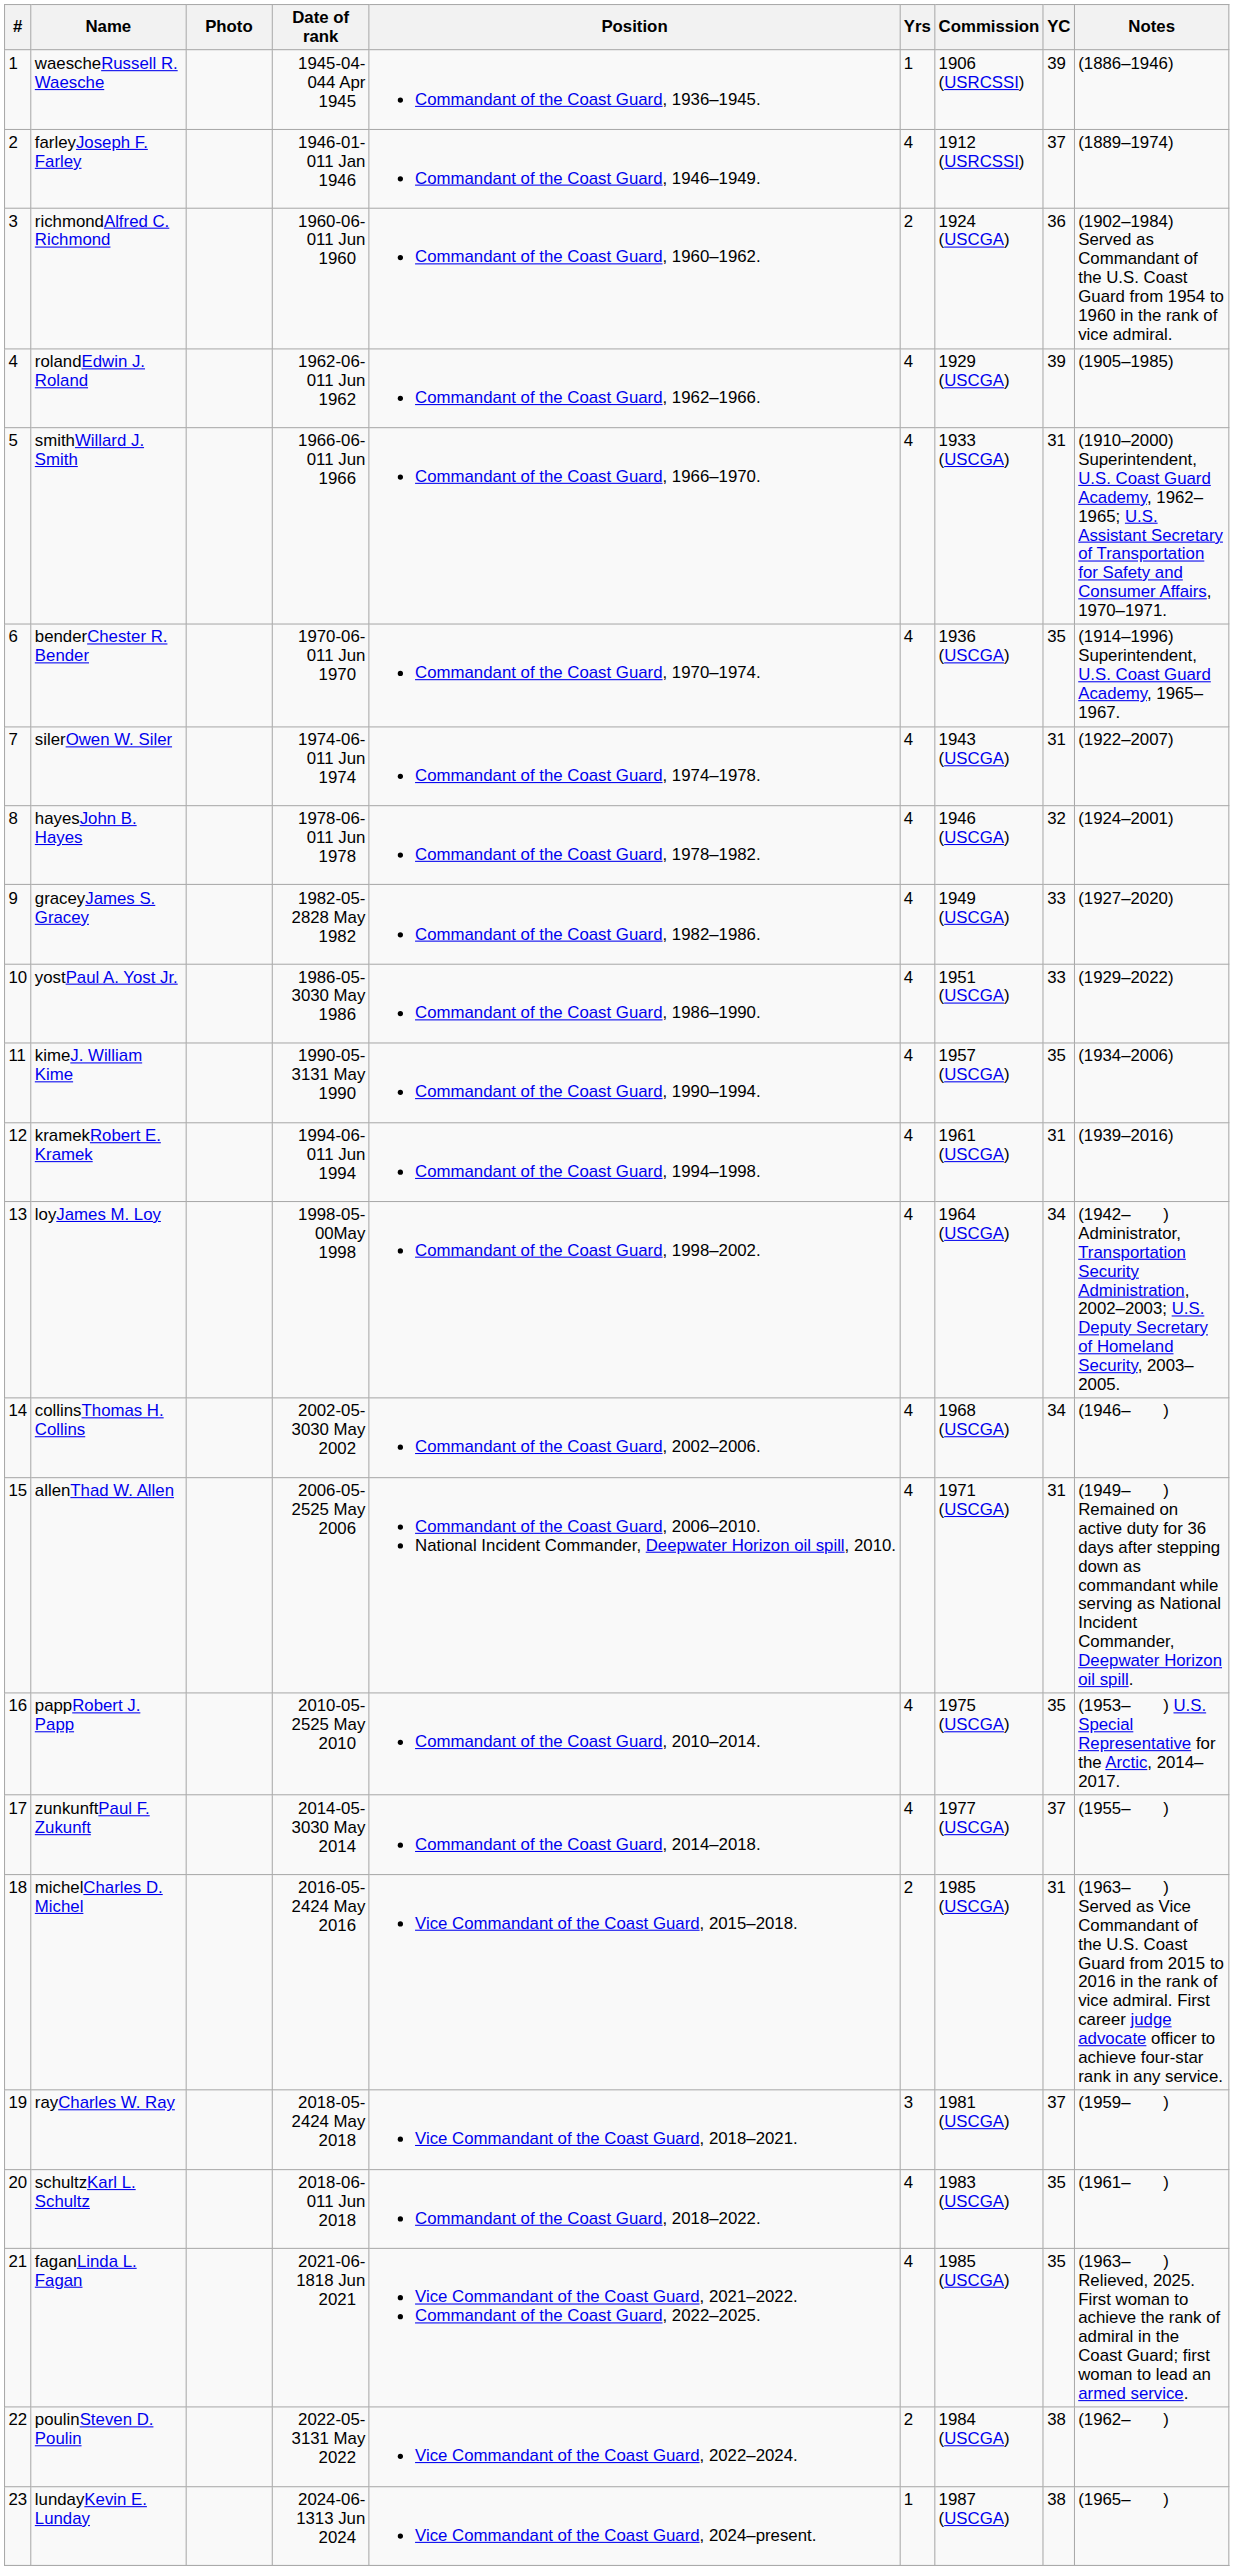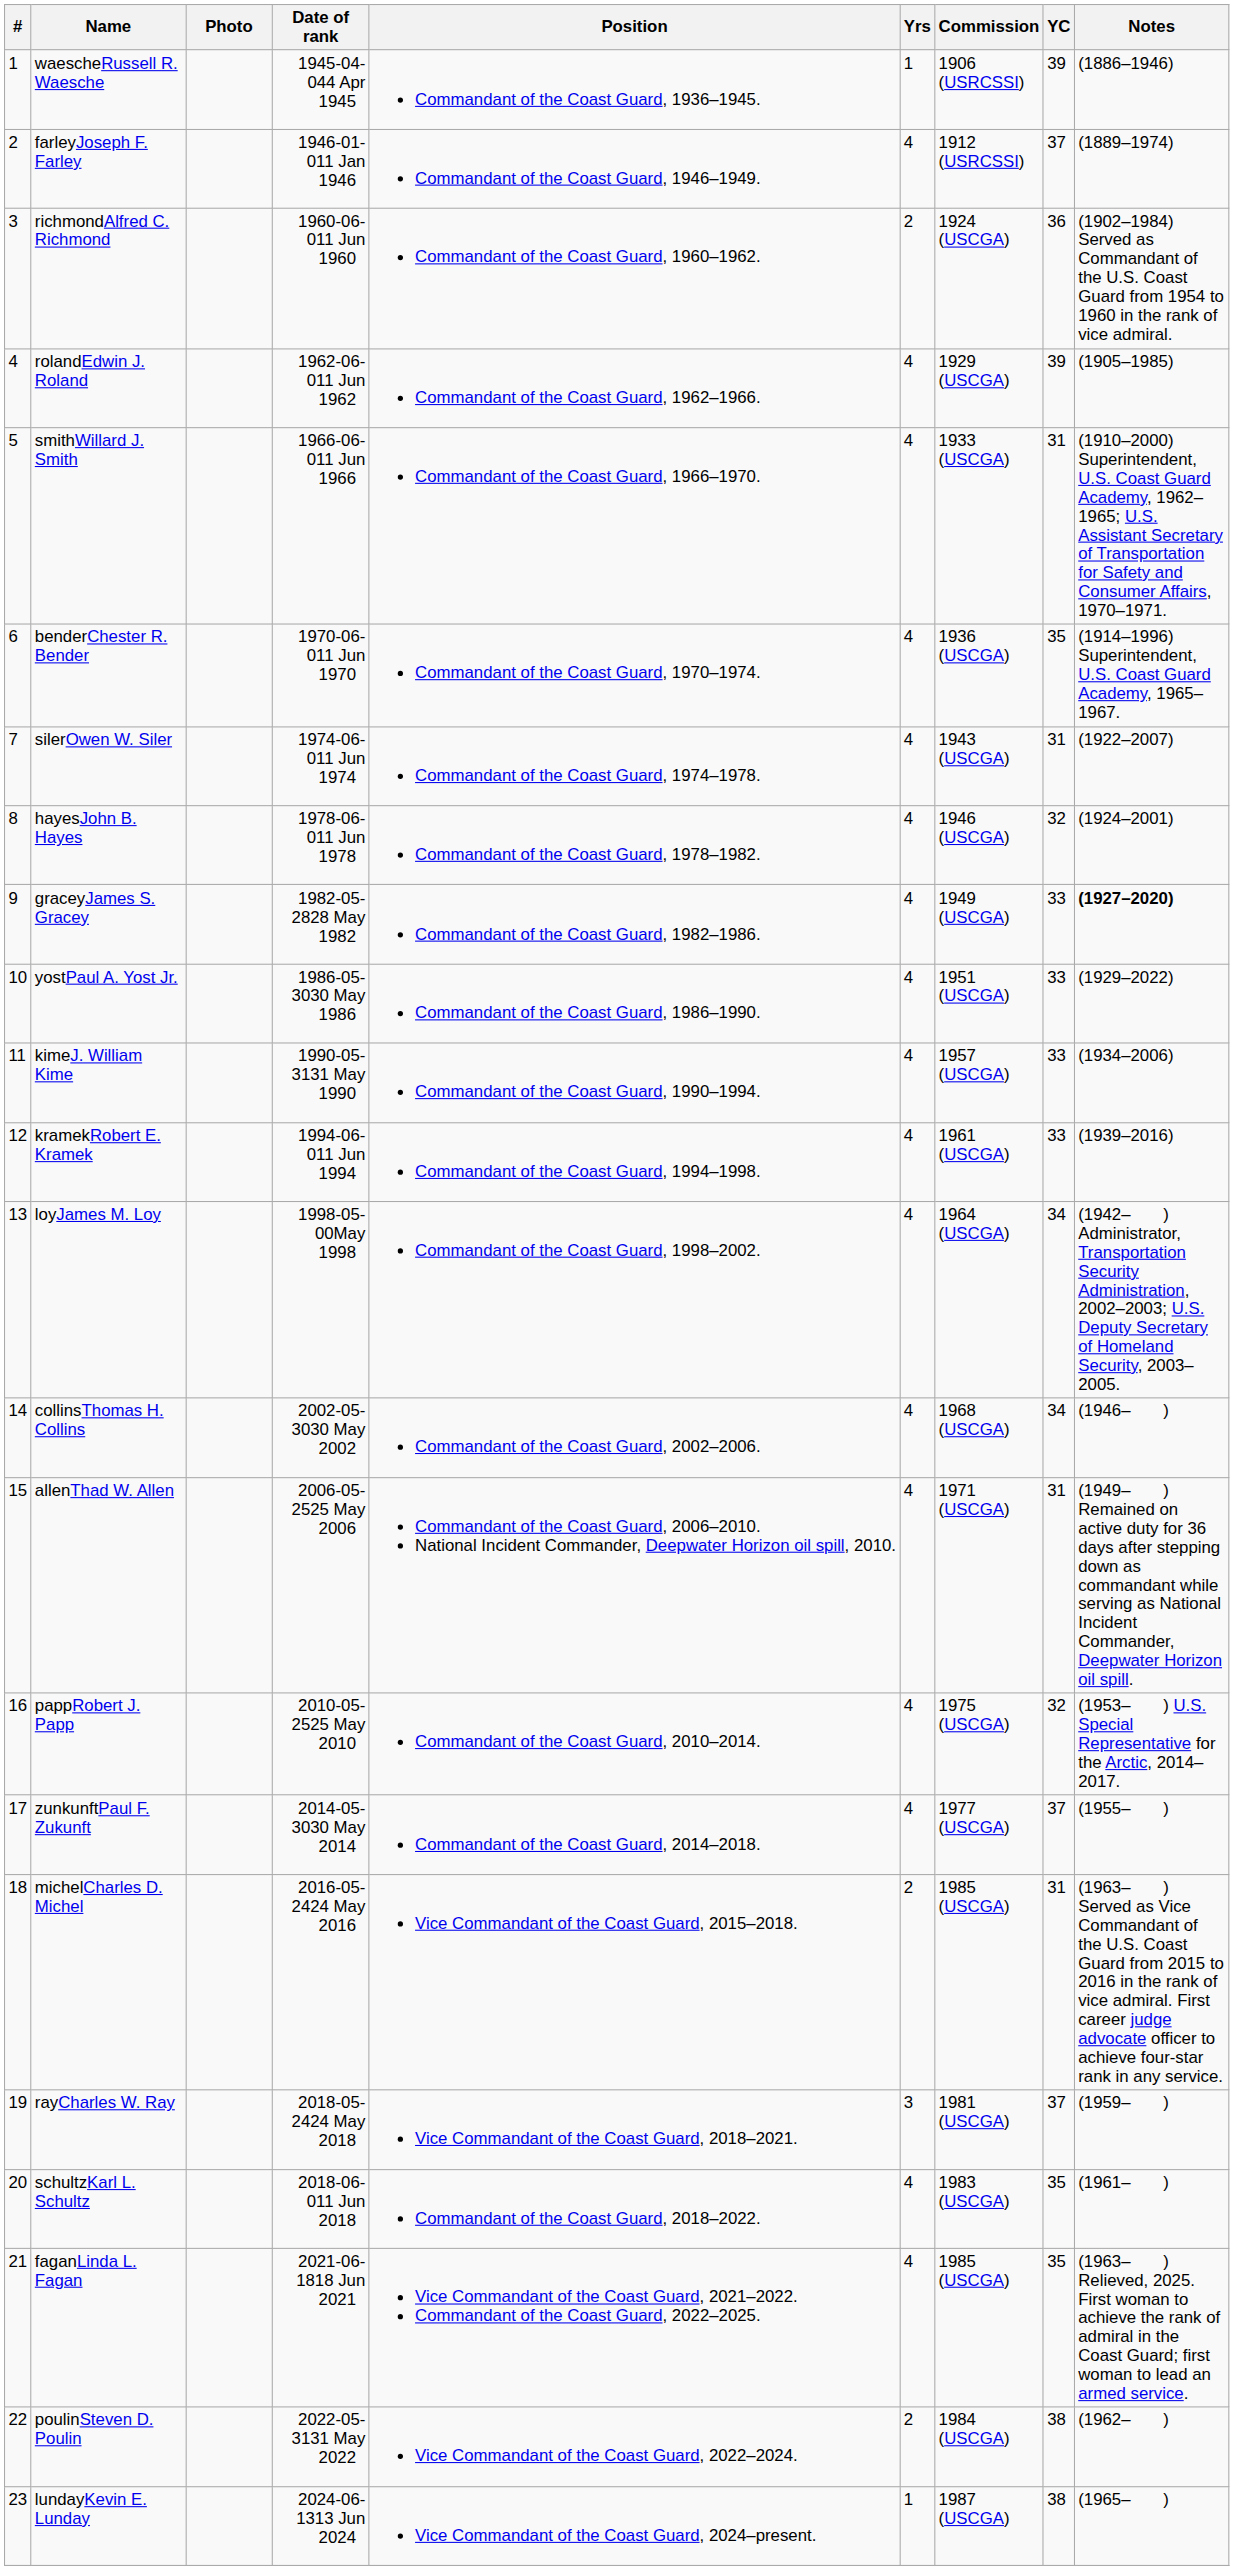(1126, 898) normal -> (1126, 898) bold
(1056, 1056) 35 -> (1056, 1056) 33
(1056, 1135) 31 -> (1056, 1135) 33
(1056, 1706) 35 -> (1056, 1706) 32
